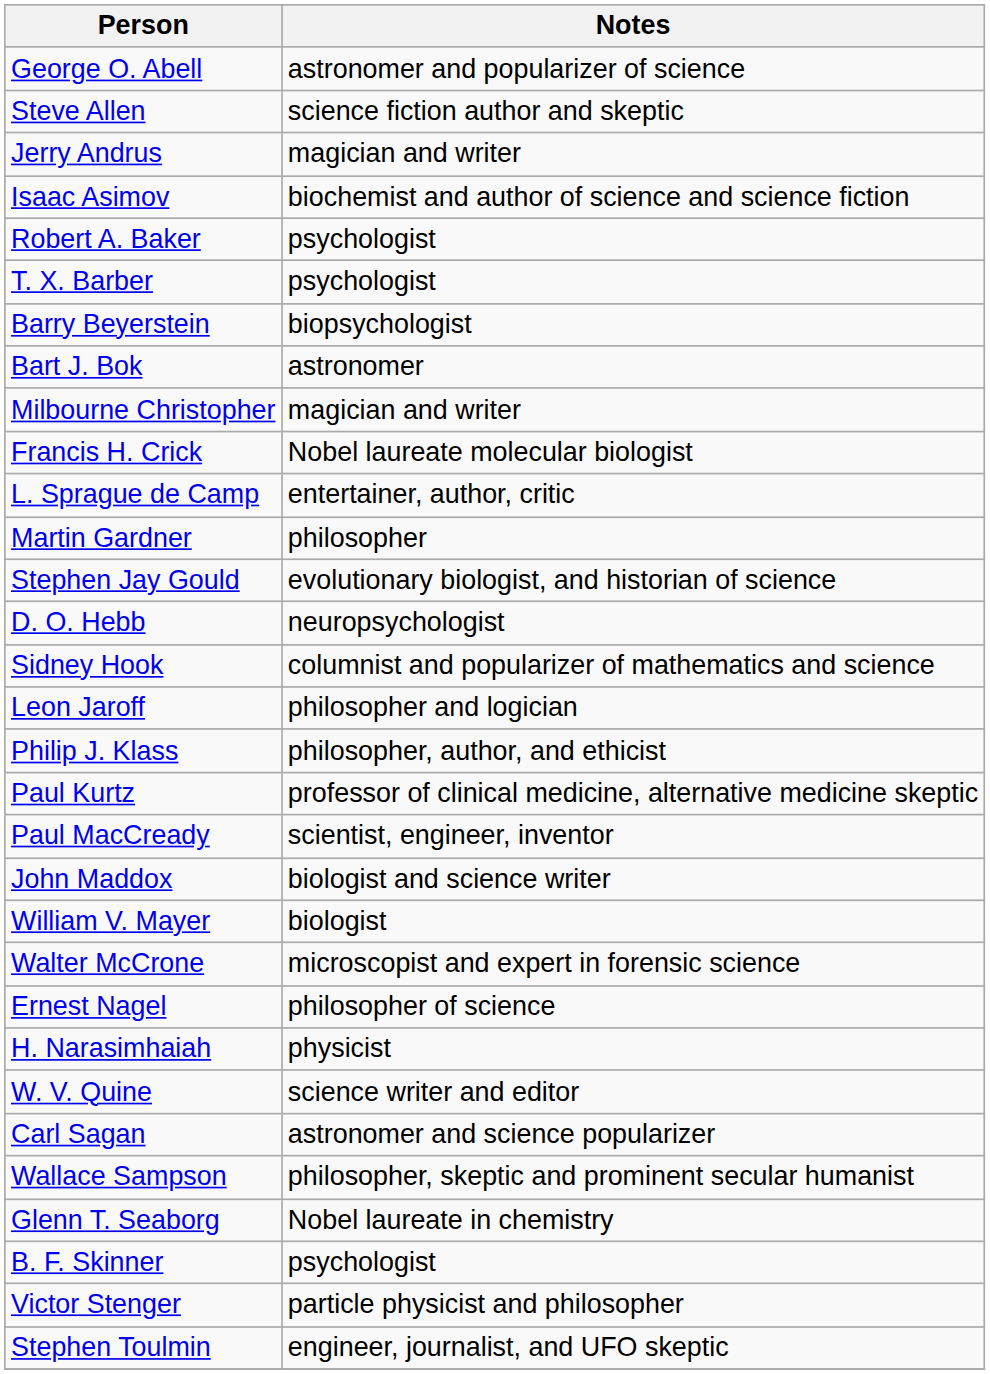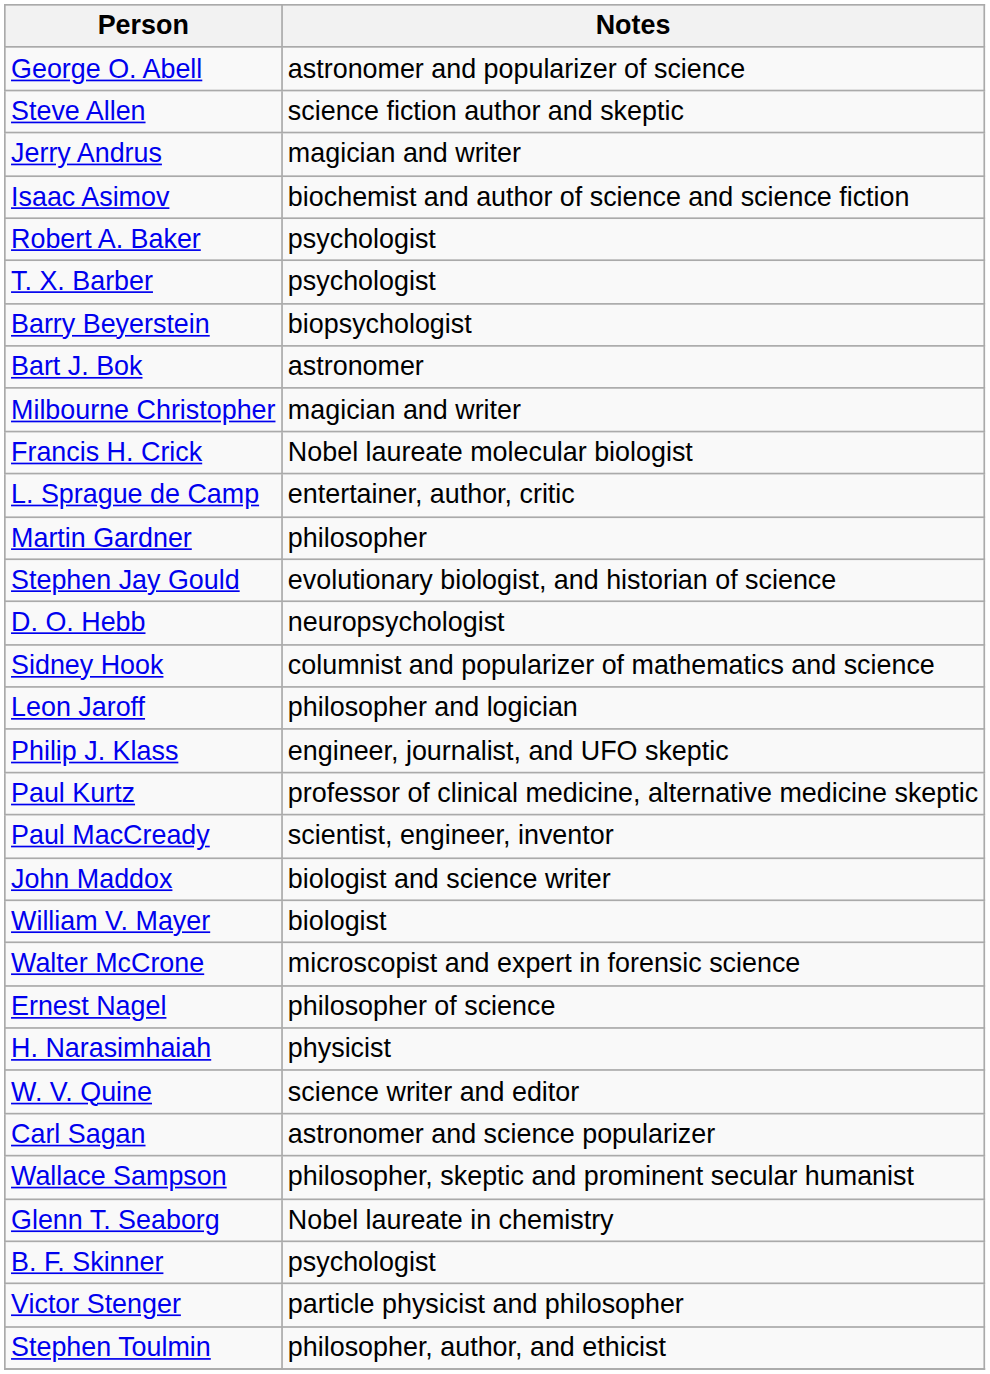(477, 750) philosopher, author, and ethicist -> (508, 750) engineer, journalist, and UFO skeptic
(508, 1347) engineer, journalist, and UFO skeptic -> (477, 1347) philosopher, author, and ethicist
